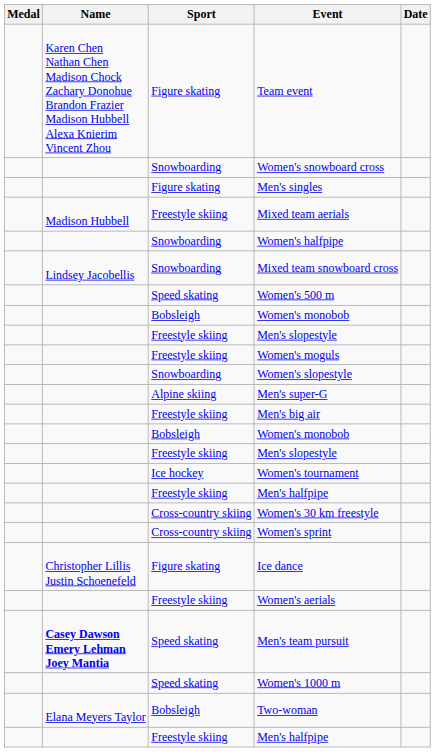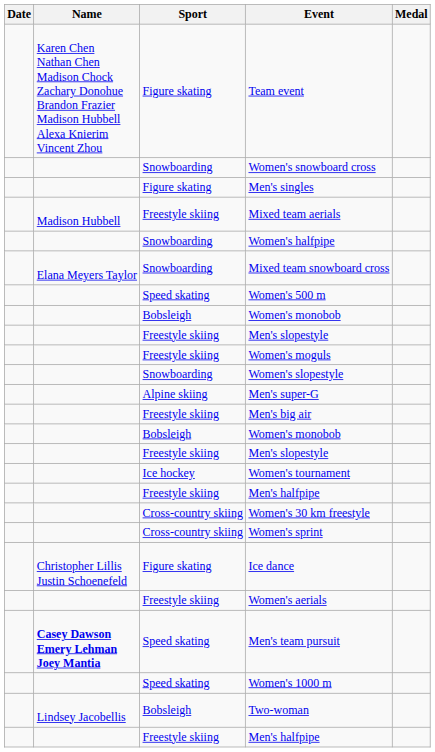columns swapped: (24, 14) <-> (416, 14)
(90, 275) Lindsey Jacobellis -> (87, 275) Elana Meyers Taylor
(96, 717) Elana Meyers Taylor -> (81, 717) Lindsey Jacobellis
